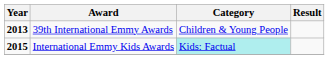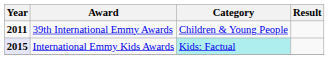(17, 29) 2013 -> (17, 29) 2011
(17, 46) no background -> (17, 46) lavender background
